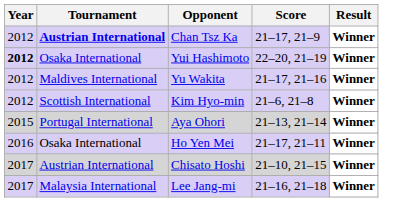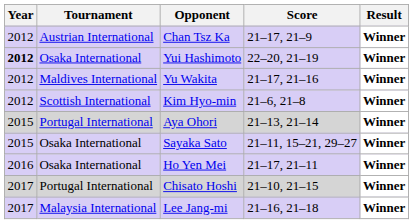(102, 36) bold -> (96, 36) normal
+ row: (195, 143)
(96, 165) Austrian International -> (96, 186) Portugal International
